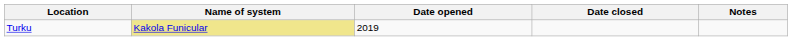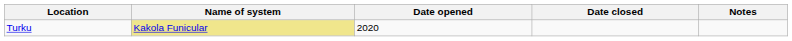(368, 28) 2019 -> (368, 28) 2020
